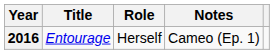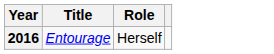- column: (214, 15)
